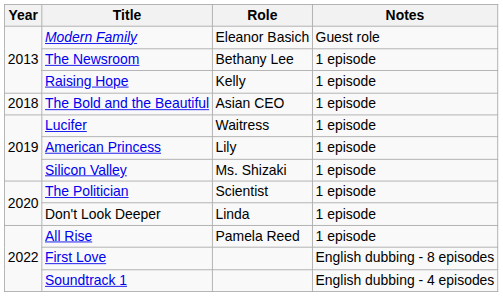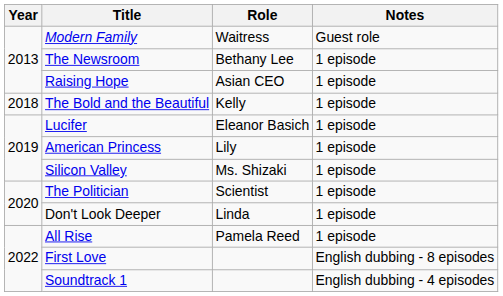(262, 37) Eleanor Basich -> (242, 37) Waitress
(231, 81) Kelly -> (250, 81) Asian CEO
(250, 103) Asian CEO -> (231, 103) Kelly
(242, 125) Waitress -> (262, 125) Eleanor Basich
